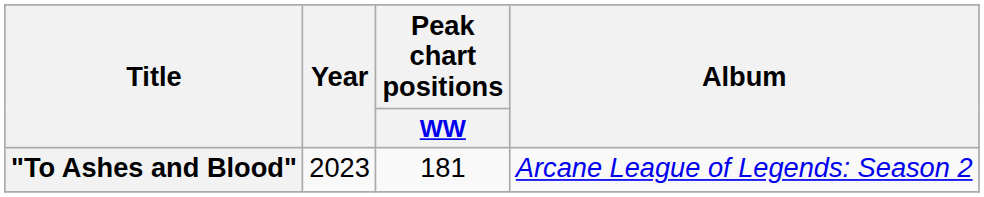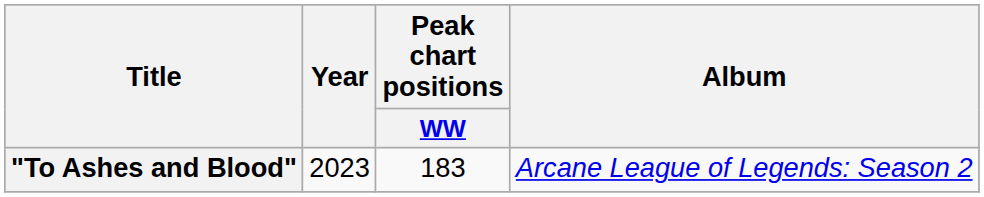(443, 169) 181 -> (443, 169) 183
